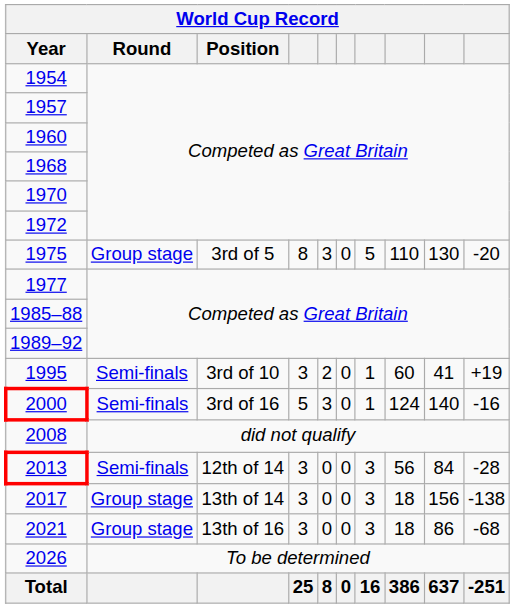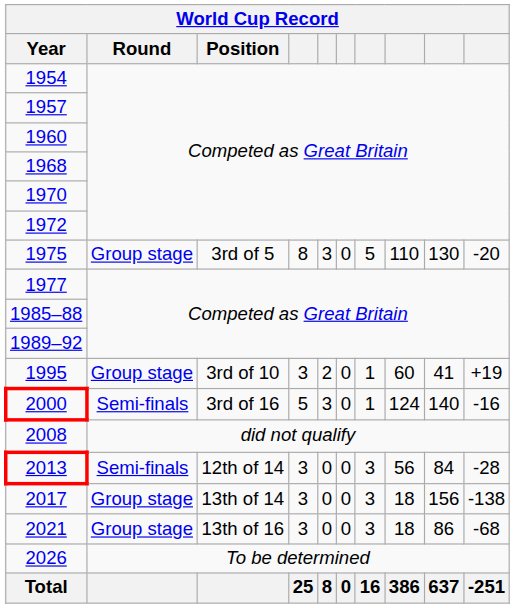(142, 373) Semi-finals -> (142, 373) Group stage
